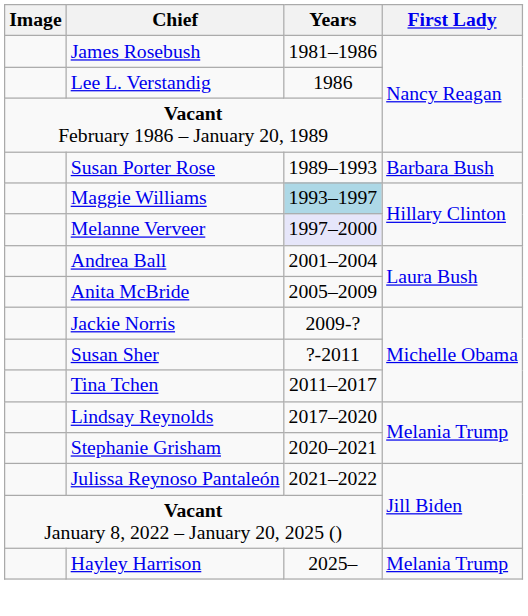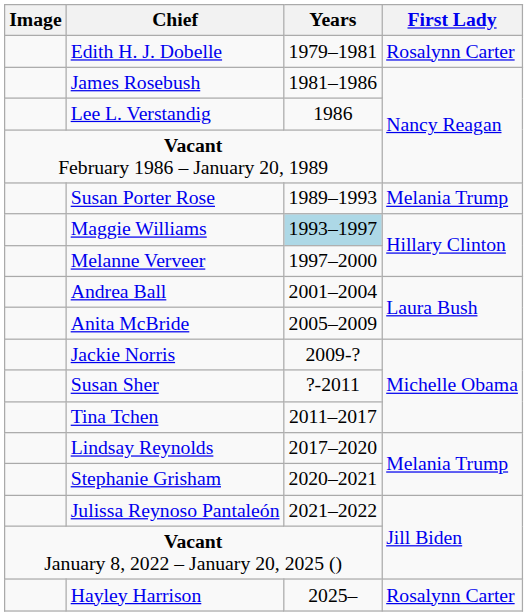+ row: (146, 51)
(440, 167) Barbara Bush -> (447, 198) Melania Trump
(333, 229) lavender background -> (333, 260) no background
(447, 563) Melania Trump -> (450, 594) Rosalynn Carter
